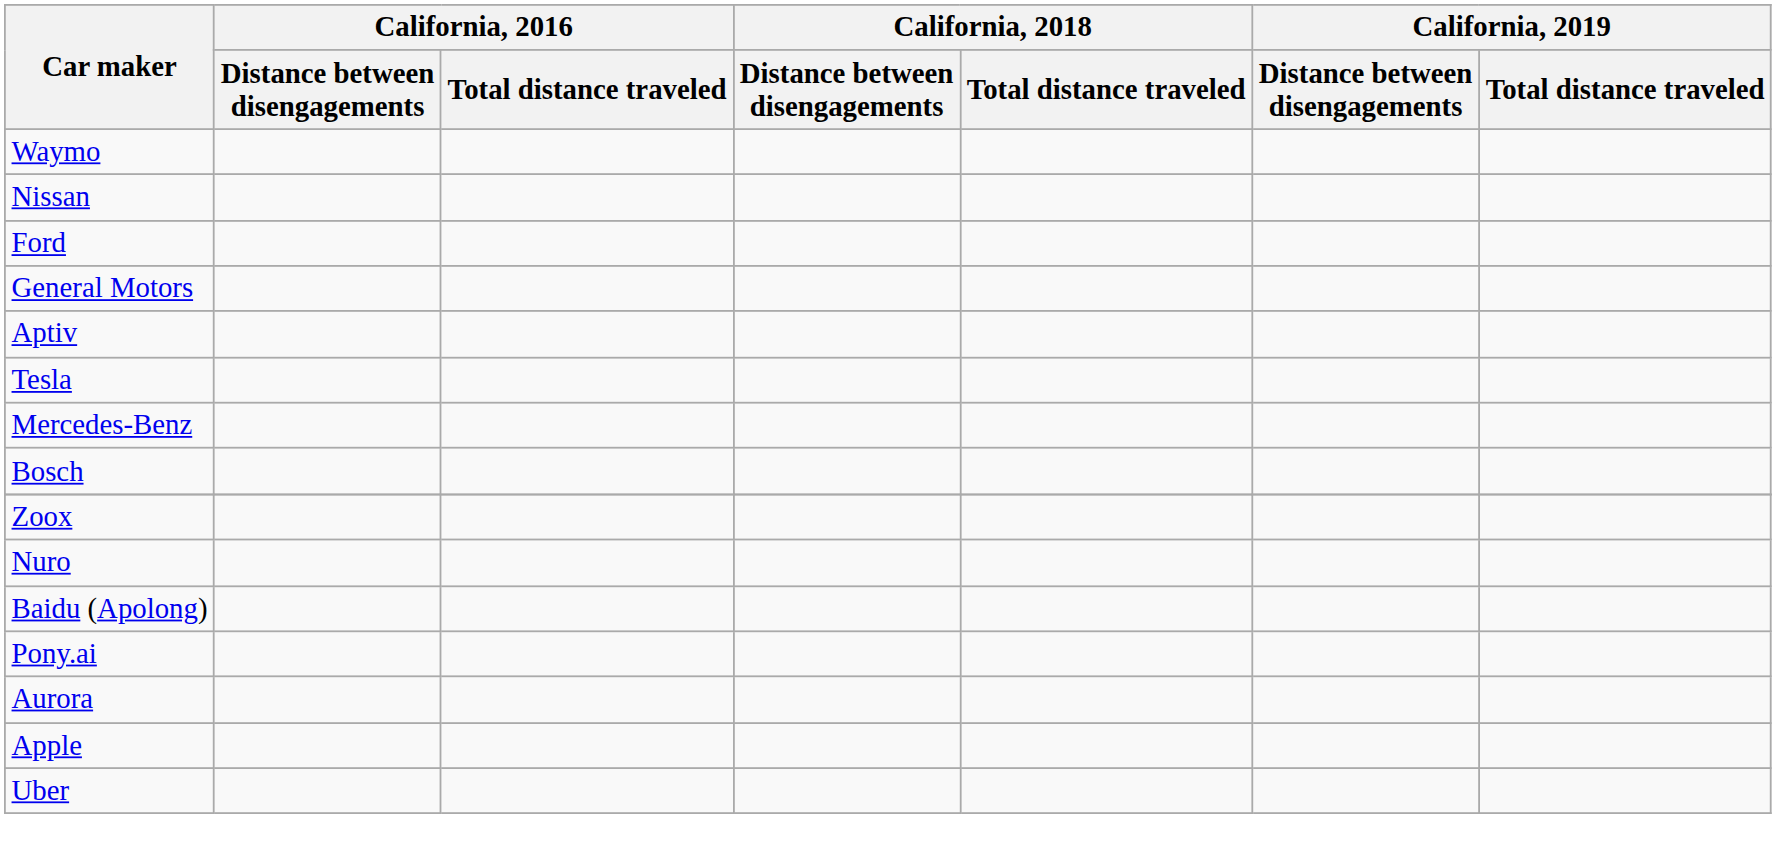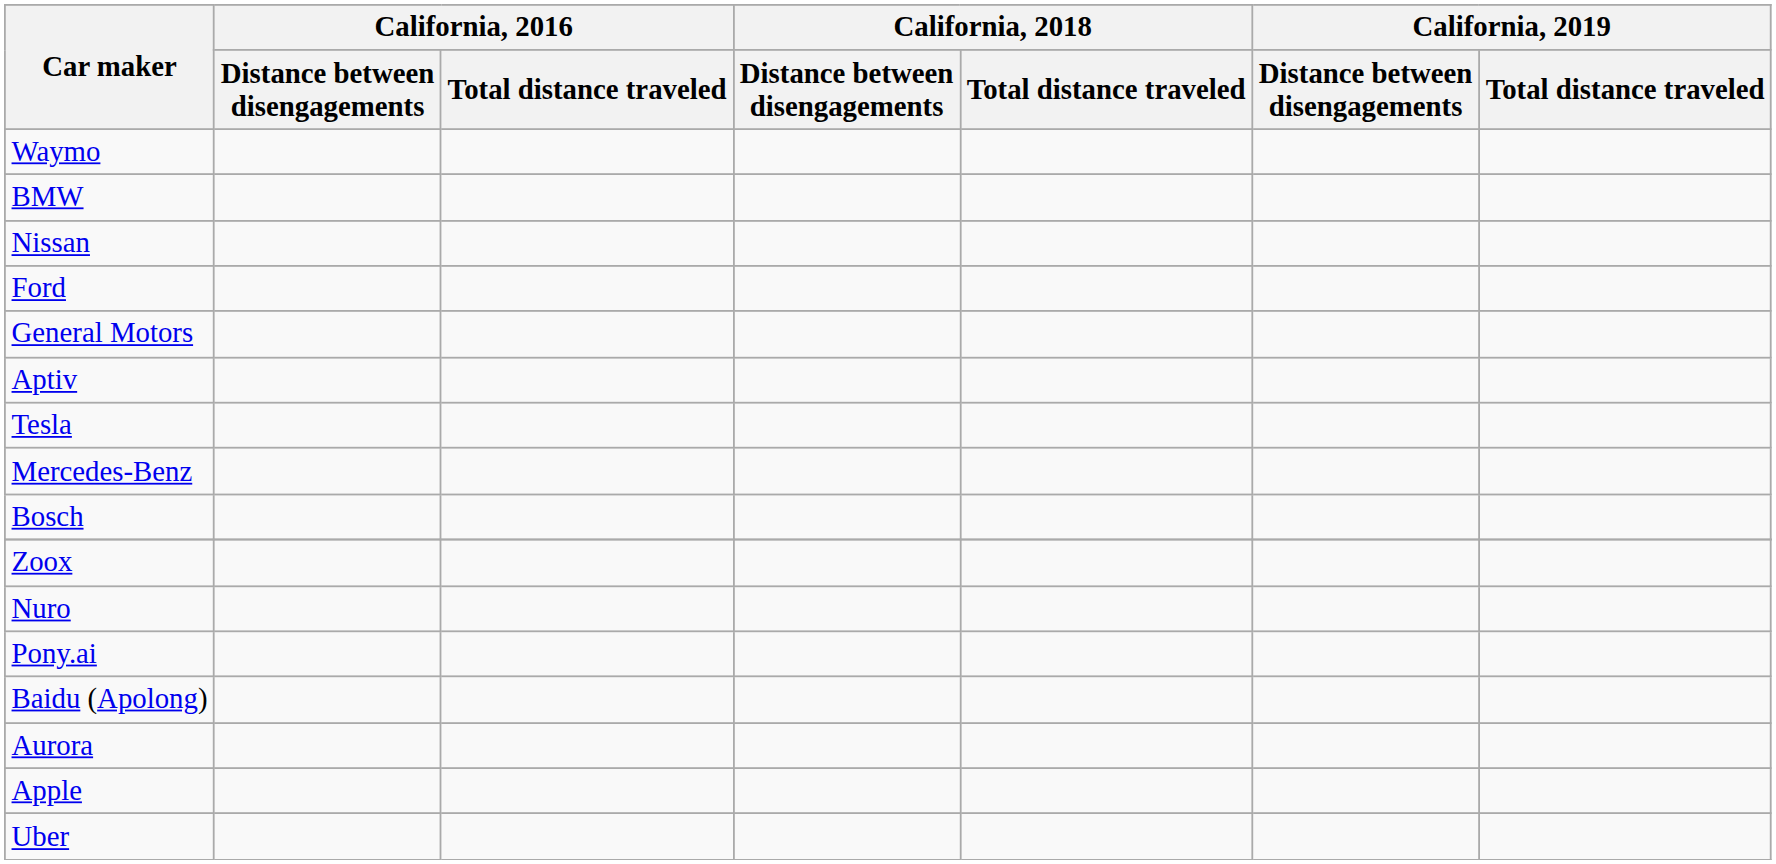+ row: (48, 196)
rows swapped: (54, 653) <-> (110, 607)
